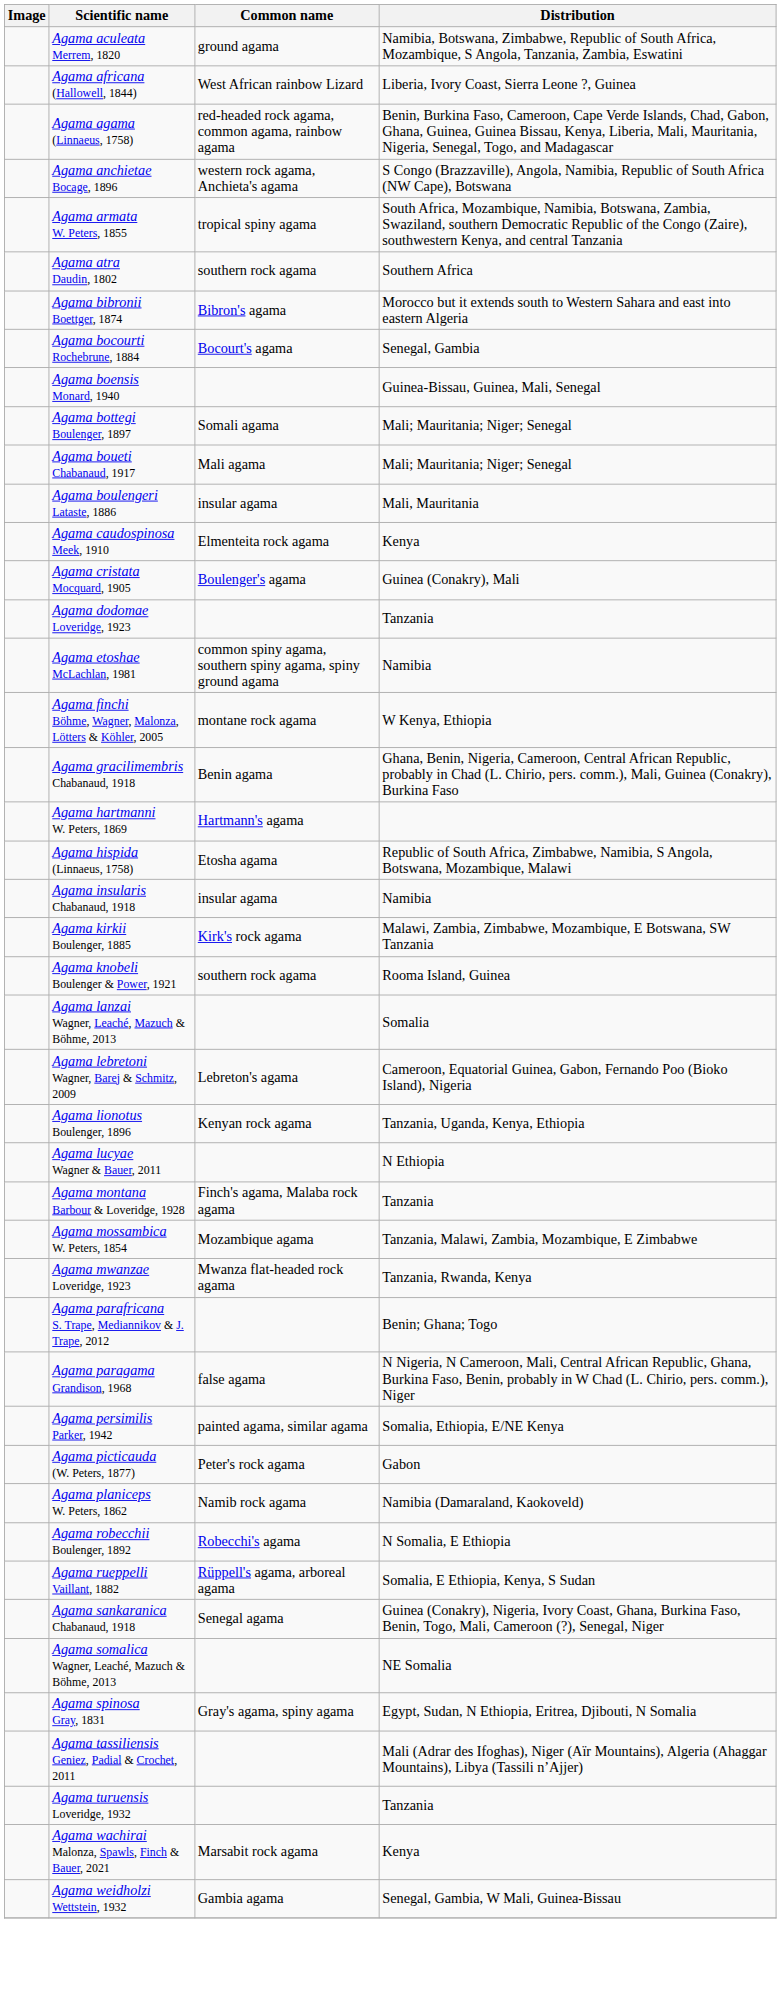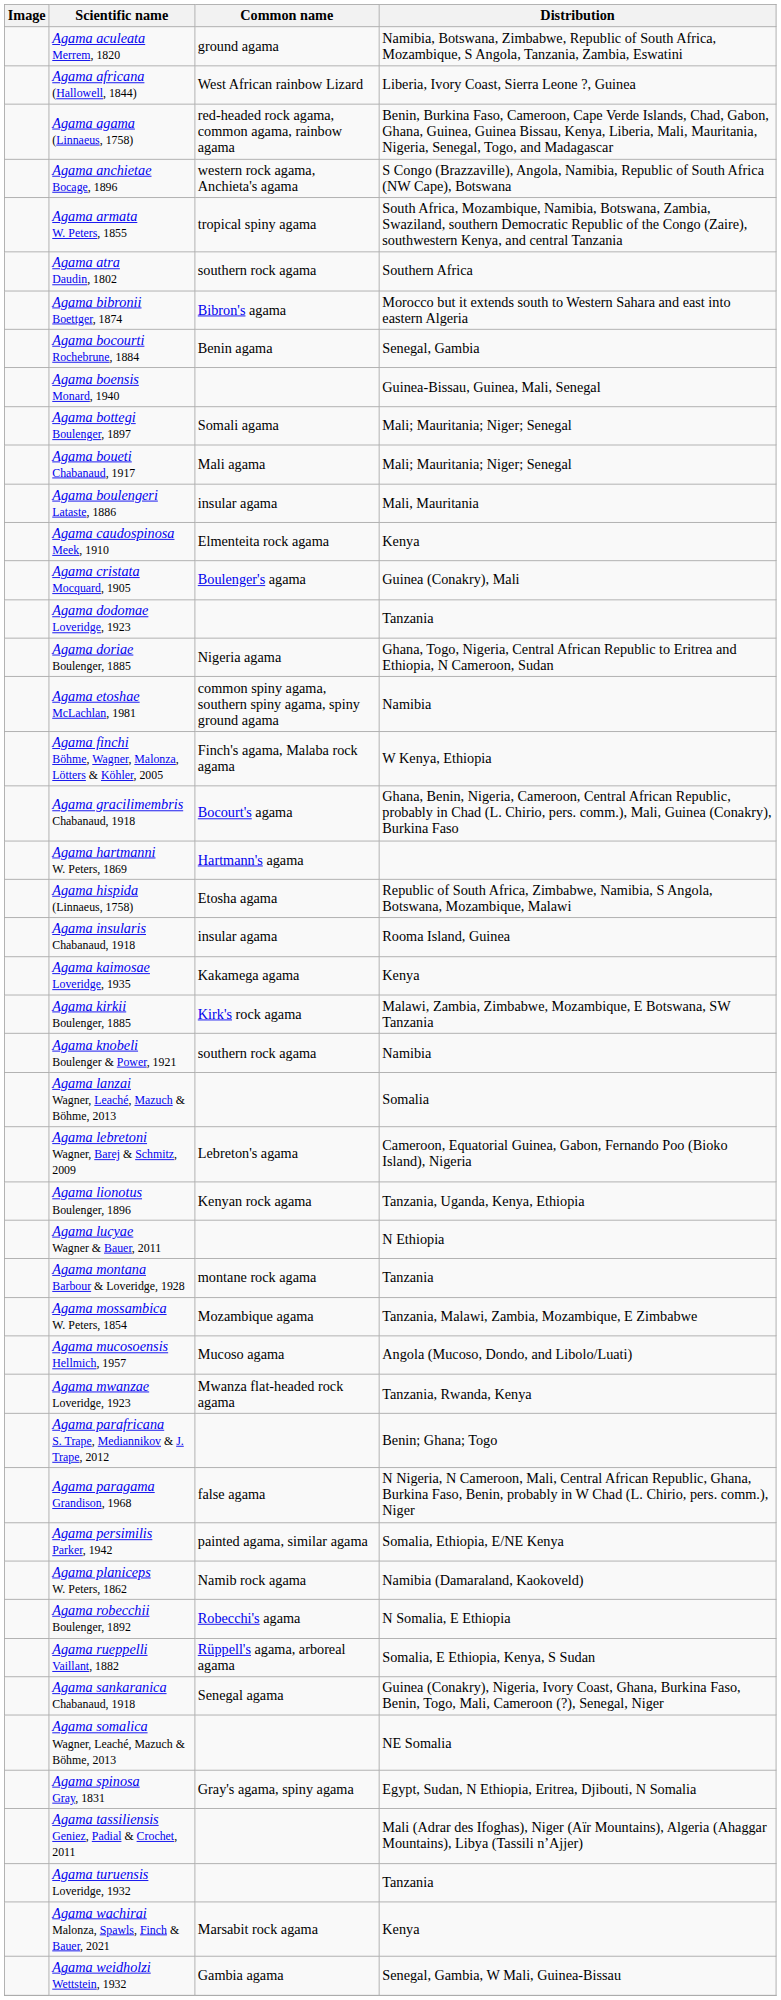(245, 348) Bocourt's agama -> (235, 348) Benin agama
+ row: (93, 657)
(257, 720) montane rock agama -> (278, 758) Finch's agama, Malaba rock agama
(235, 774) Benin agama -> (245, 813) Bocourt's agama
(407, 898) Namibia -> (446, 937) Rooma Island, Guinea
+ row: (101, 975)
(446, 975) Rooma Island, Guinea -> (407, 1052) Namibia
(278, 1200) Finch's agama, Malaba rock agama -> (257, 1278) montane rock agama
+ row: (110, 1355)
- row: (104, 1464)
